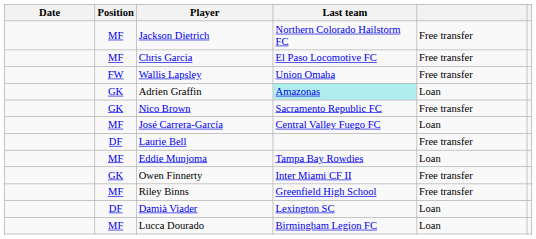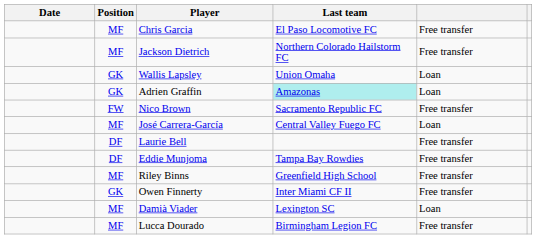rows swapped: (174, 35) <-> (166, 58)
(116, 74) FW -> (116, 74) GK
(446, 74) Free transfer -> (430, 74) Loan
(116, 108) GK -> (116, 108) FW
(116, 158) MF -> (116, 158) DF
(430, 158) Loan -> (446, 158) Free transfer
rows swapped: (171, 175) <-> (164, 192)
(116, 208) DF -> (116, 208) MF
(430, 225) Loan -> (446, 225) Free transfer
